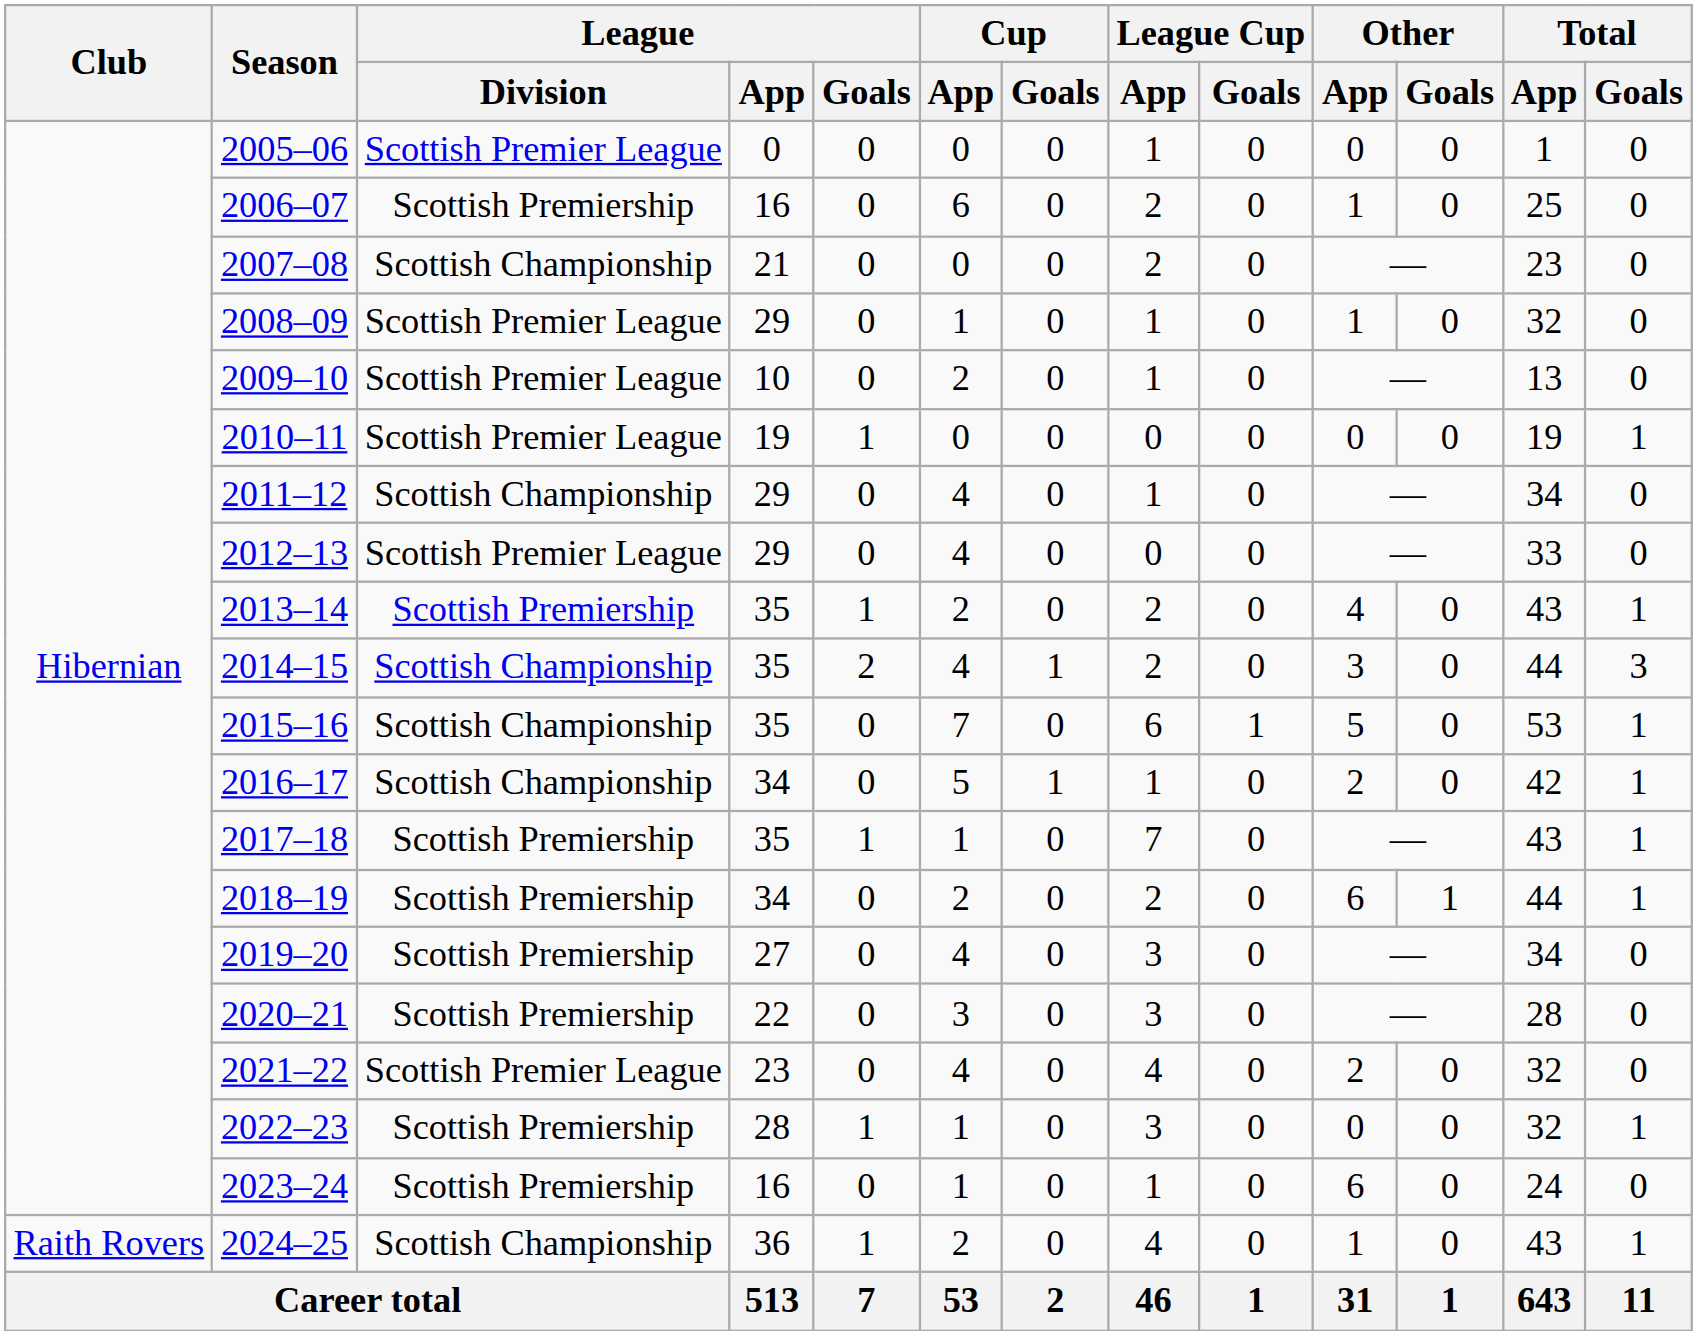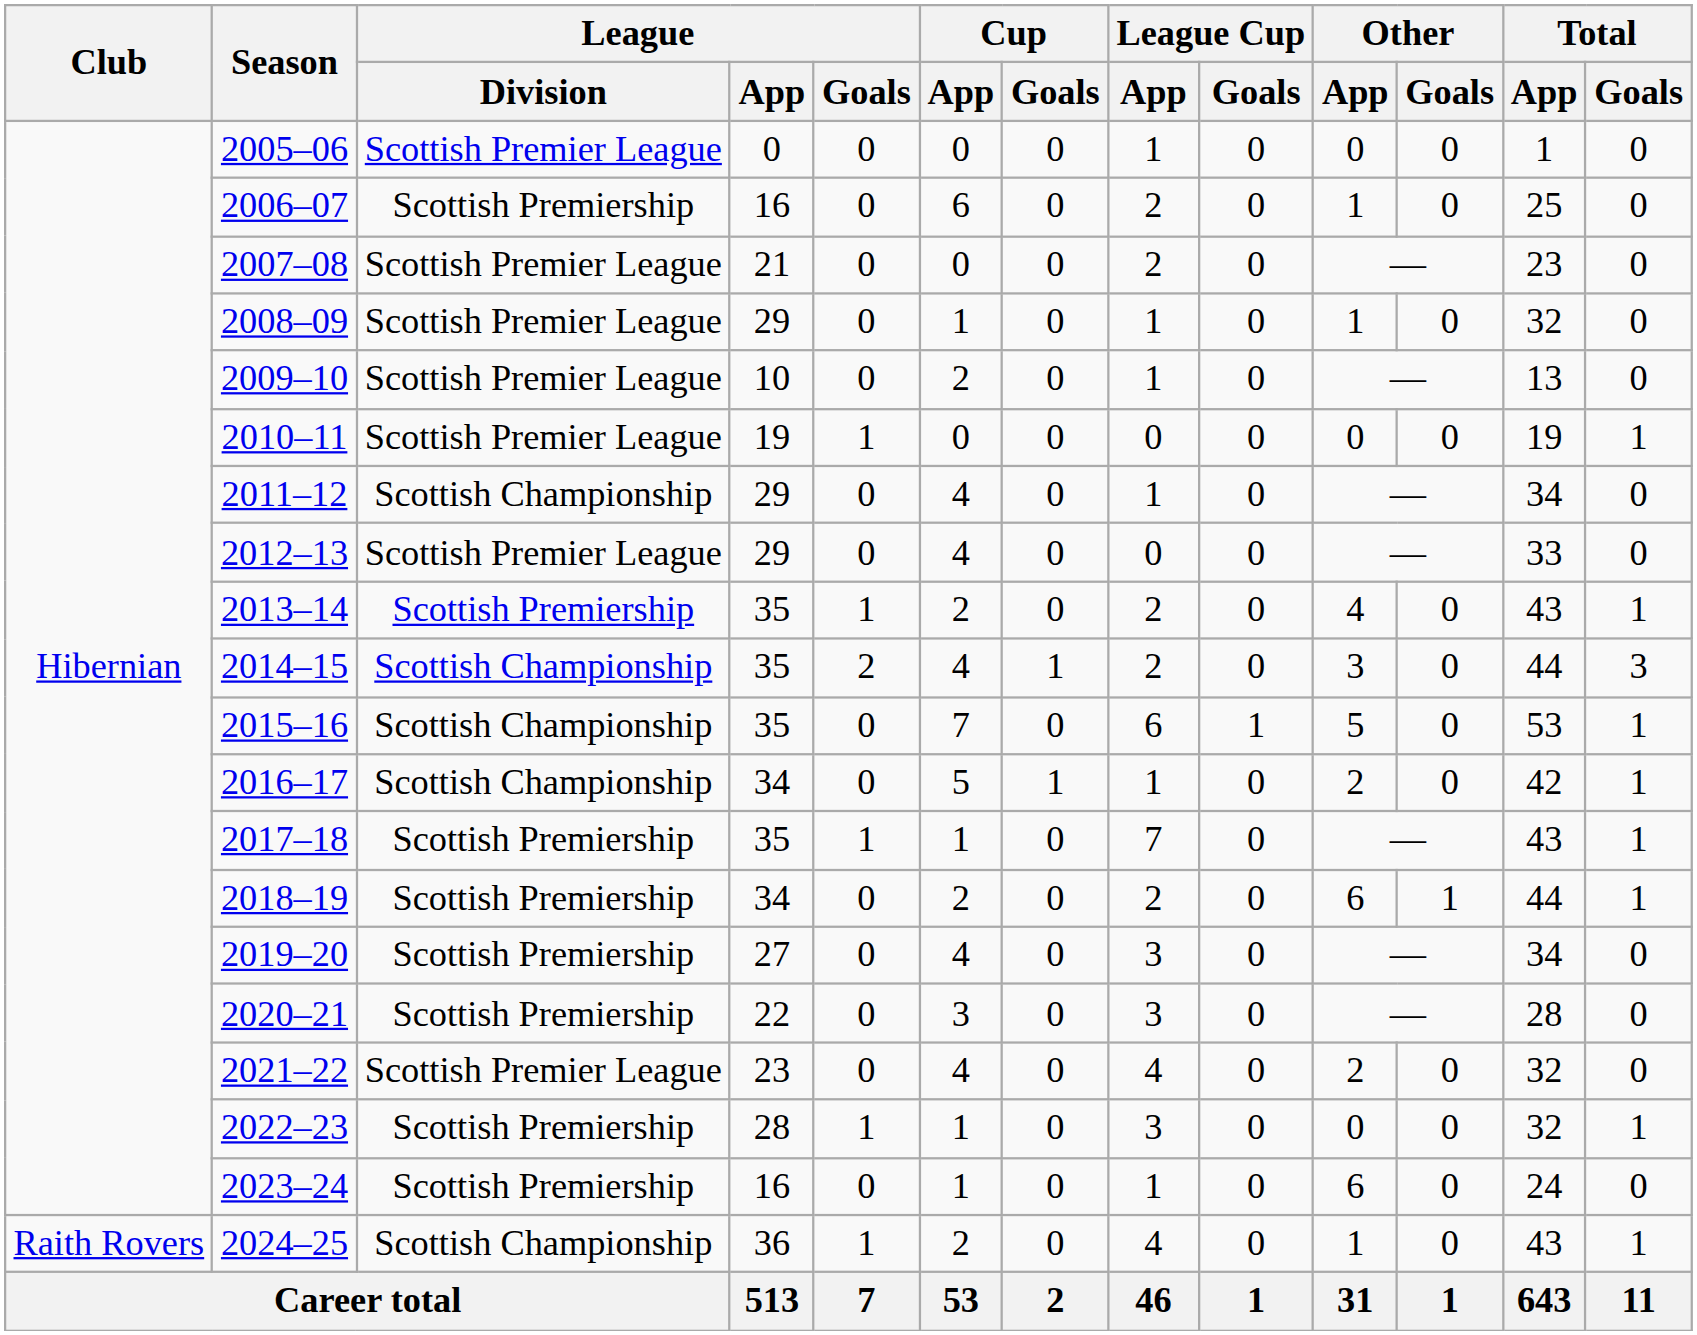(543, 263) Scottish Championship -> (543, 263) Scottish Premier League
